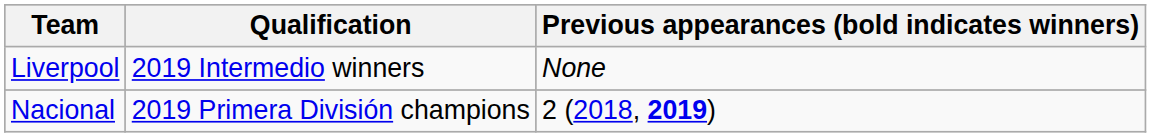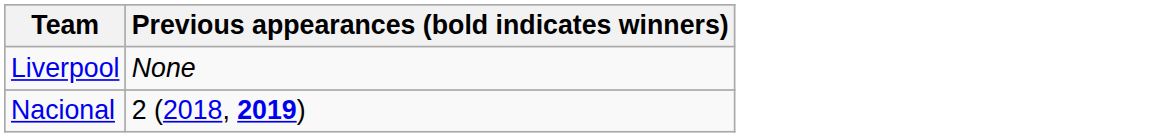- column: (331, 25)
